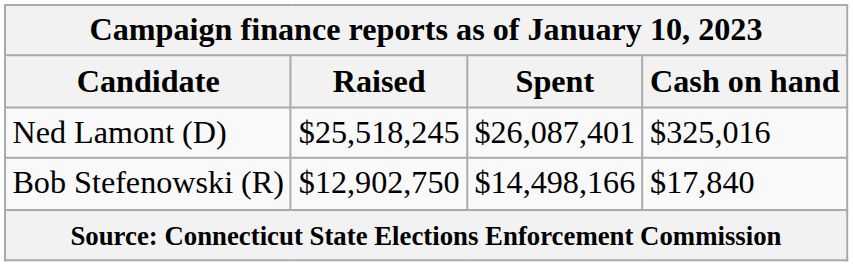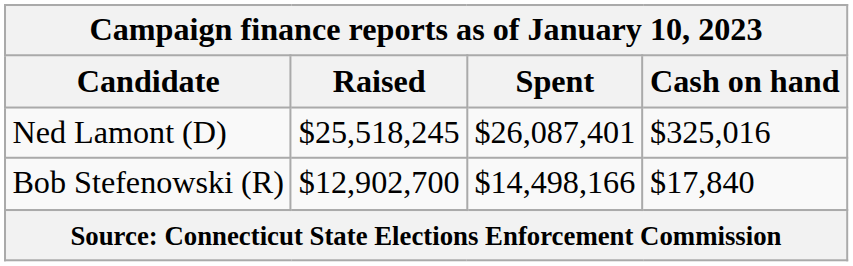(379, 183) $12,902,750 -> (379, 183) $12,902,700
